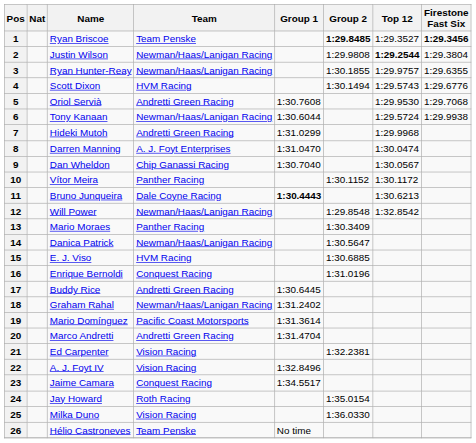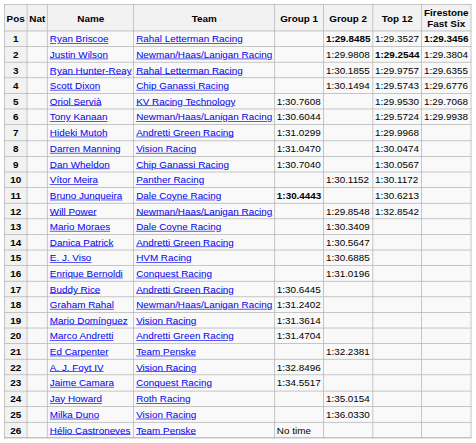(166, 39) Team Penske -> (189, 39) Rahal Letterman Racing
(204, 70) Newman/Haas/Lanigan Racing -> (189, 70) Rahal Letterman Racing
(164, 86) HVM Racing -> (183, 86) Chip Ganassi Racing
(185, 102) Andretti Green Racing -> (186, 102) KV Racing Technology
(183, 149) A. J. Foyt Enterprises -> (166, 149) Vision Racing
(170, 227) Panther Racing -> (179, 227) Dale Coyne Racing
(204, 242) Newman/Haas/Lanigan Racing -> (185, 242) Andretti Green Racing
(192, 321) Pacific Coast Motorsports -> (166, 321) Vision Racing
(166, 352) Vision Racing -> (166, 352) Team Penske
